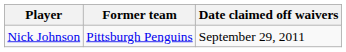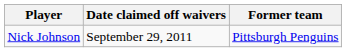columns swapped: (139, 15) <-> (269, 15)
